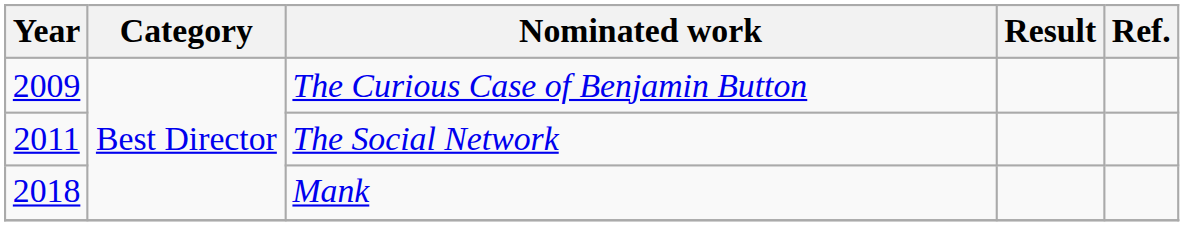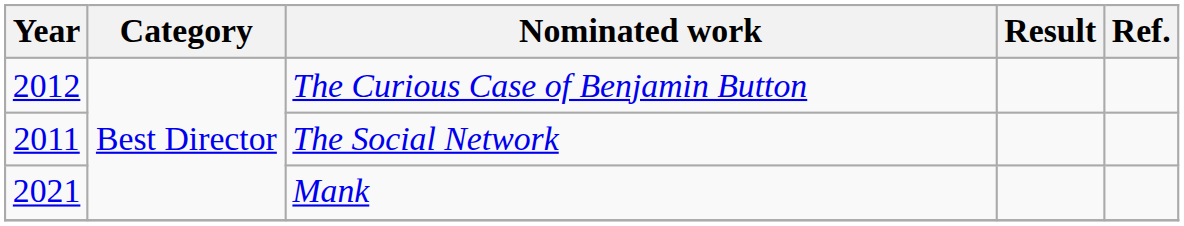(47, 84) 2009 -> (47, 84) 2012
(47, 191) 2018 -> (47, 191) 2021
